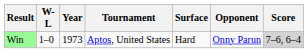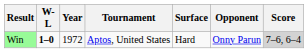(46, 39) normal -> (46, 39) bold
(72, 39) 1973 -> (72, 39) 1972
